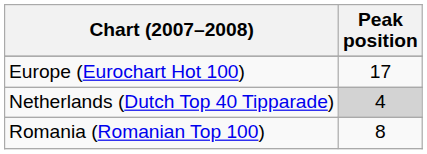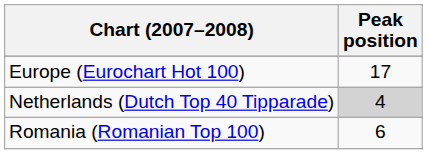(380, 132) 8 -> (380, 132) 6
